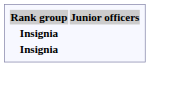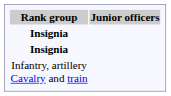+ row: (49, 72)
